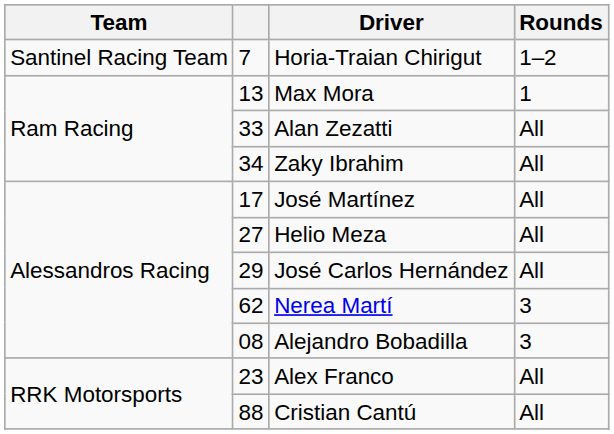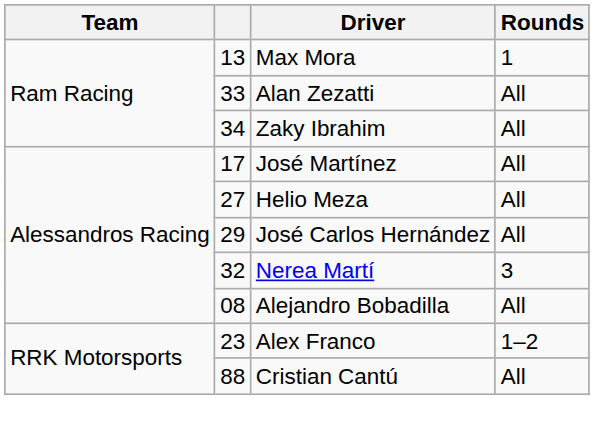- row: (378, 57)
(251, 305) 62 -> (233, 270) 32
(525, 340) 3 -> (513, 305) All
(532, 376) All -> (520, 340) 1–2
